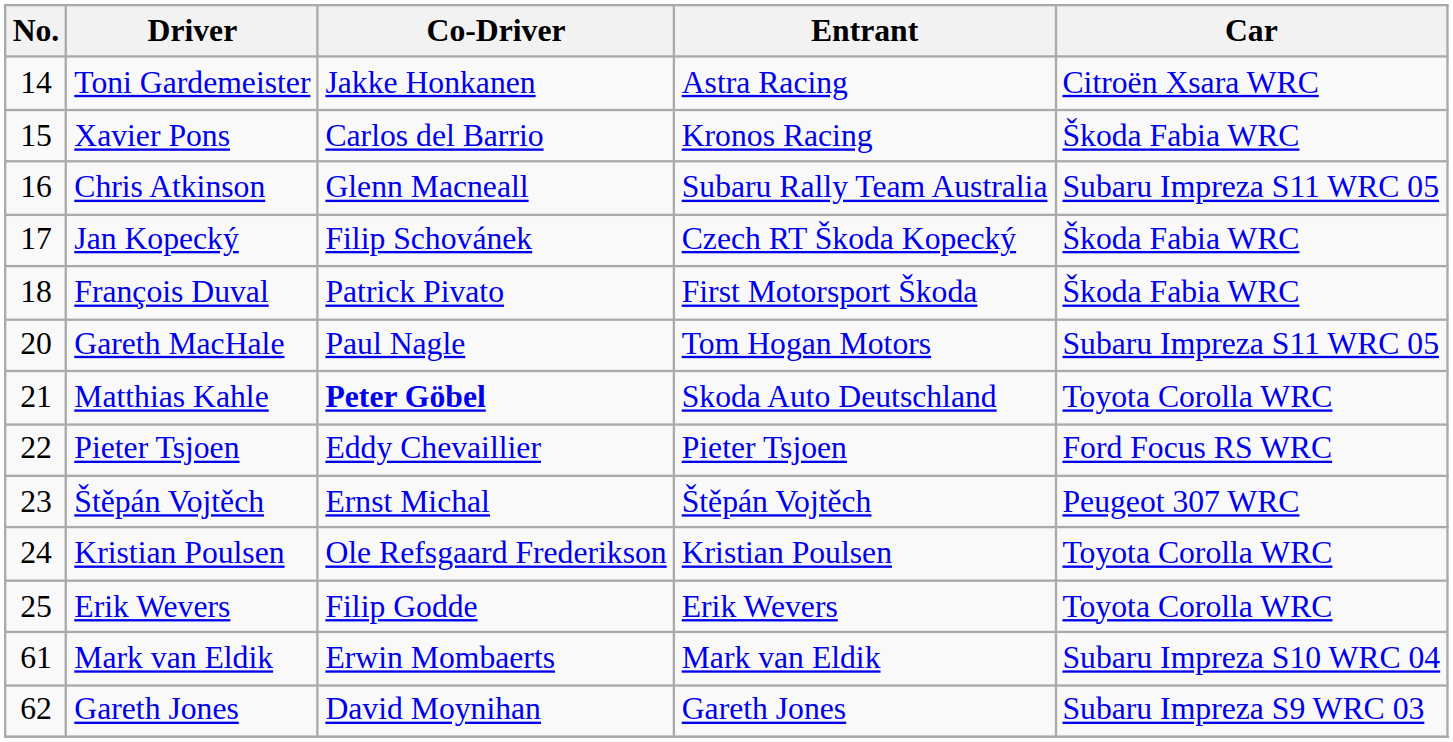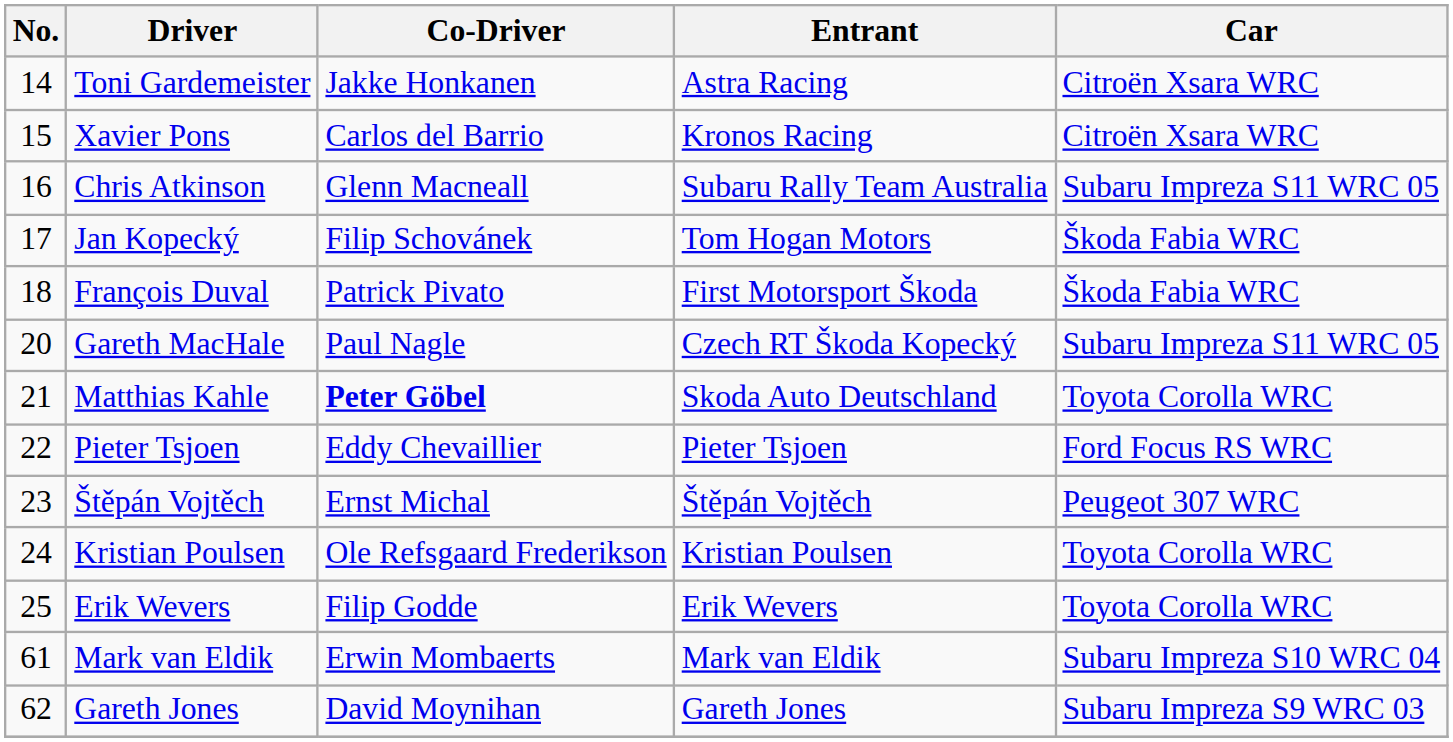(1181, 134) Škoda Fabia WRC -> (1191, 134) Citroën Xsara WRC
(849, 239) Czech RT Škoda Kopecký -> (806, 239) Tom Hogan Motors
(806, 343) Tom Hogan Motors -> (849, 343) Czech RT Škoda Kopecký
